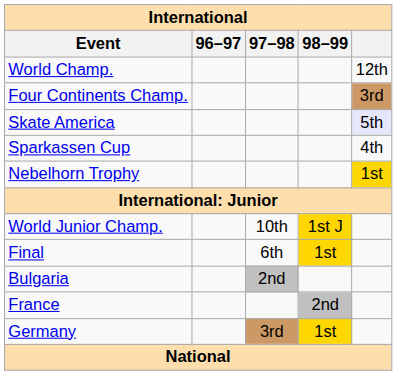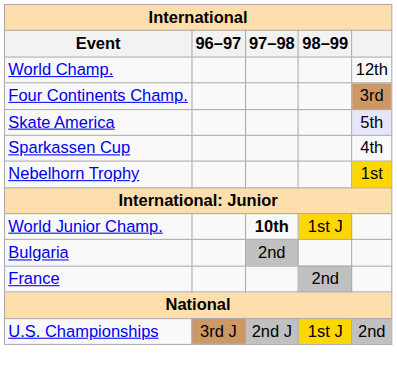(272, 226) normal -> (272, 226) bold
- row: (26, 252)
- row: (42, 331)
+ row: (83, 331)
